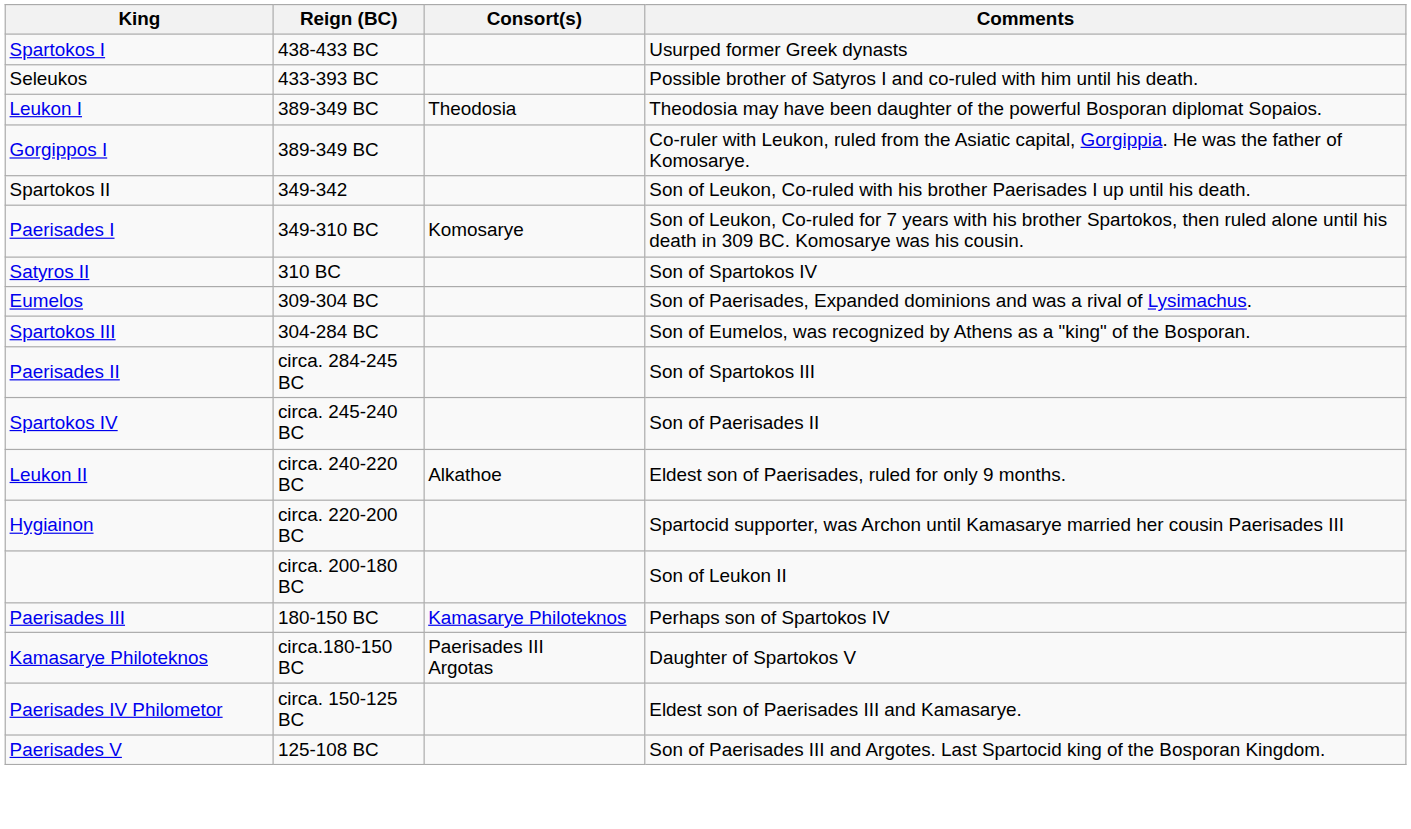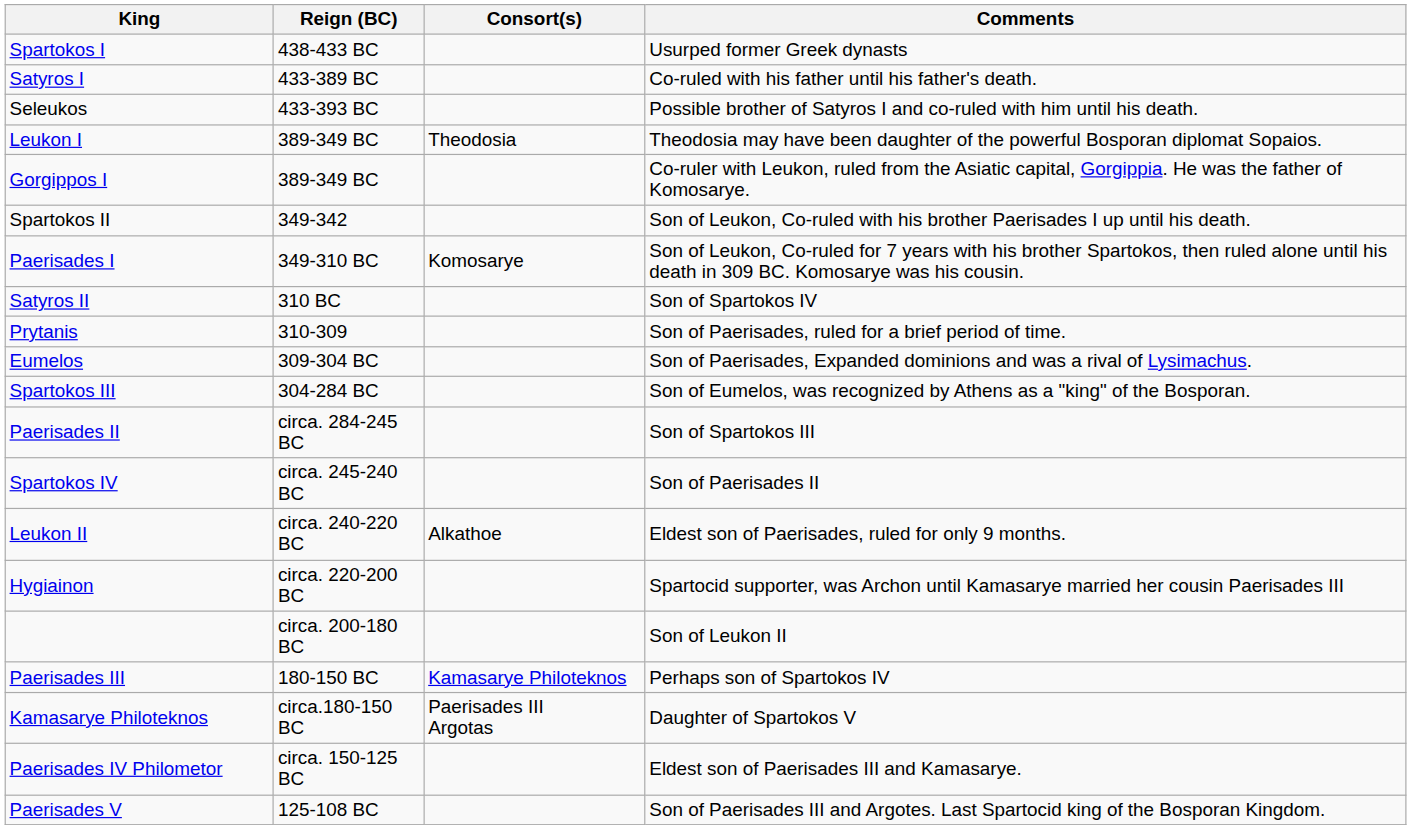+ row: (47, 79)
+ row: (44, 331)
